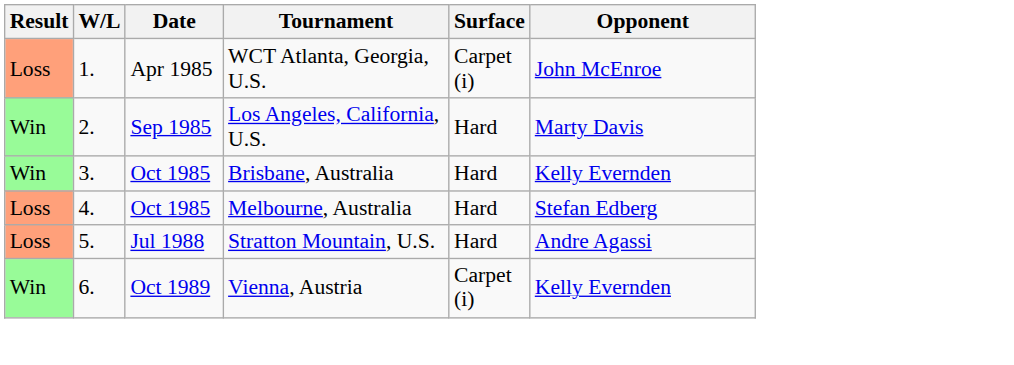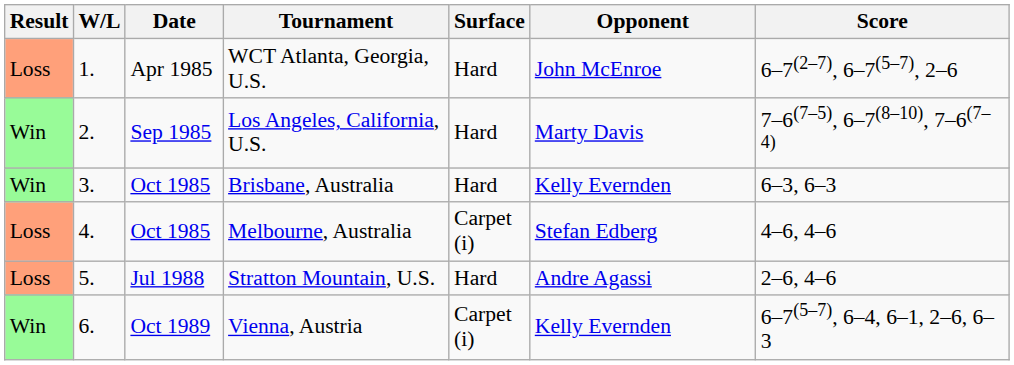+ column: (882, 21)
(483, 68) Carpet (i) -> (476, 68) Hard
(476, 207) Hard -> (483, 231) Carpet (i)
